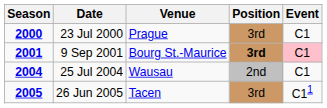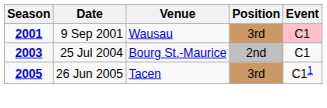- row: (92, 33)
(178, 53) Bourg St.-Maurice -> (151, 33) Wausau
(256, 53) bold -> (256, 33) normal
(29, 72) 2004 -> (29, 53) 2003
(151, 72) Wausau -> (178, 53) Bourg St.-Maurice
